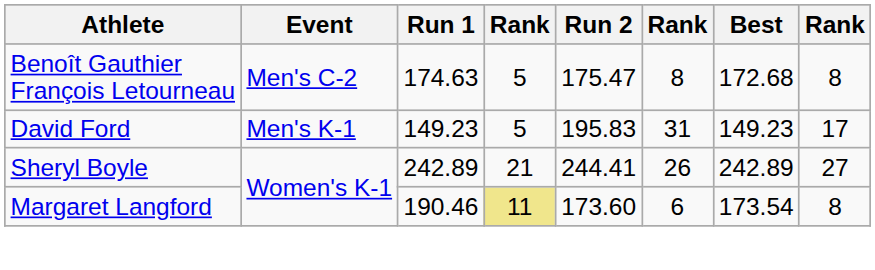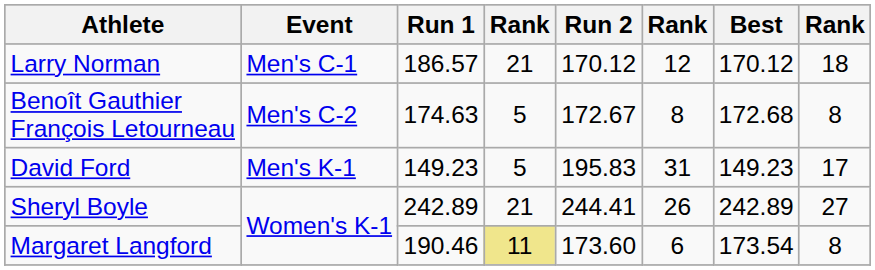+ row: (85, 63)
(599, 77) 175.47 -> (599, 116) 172.67
